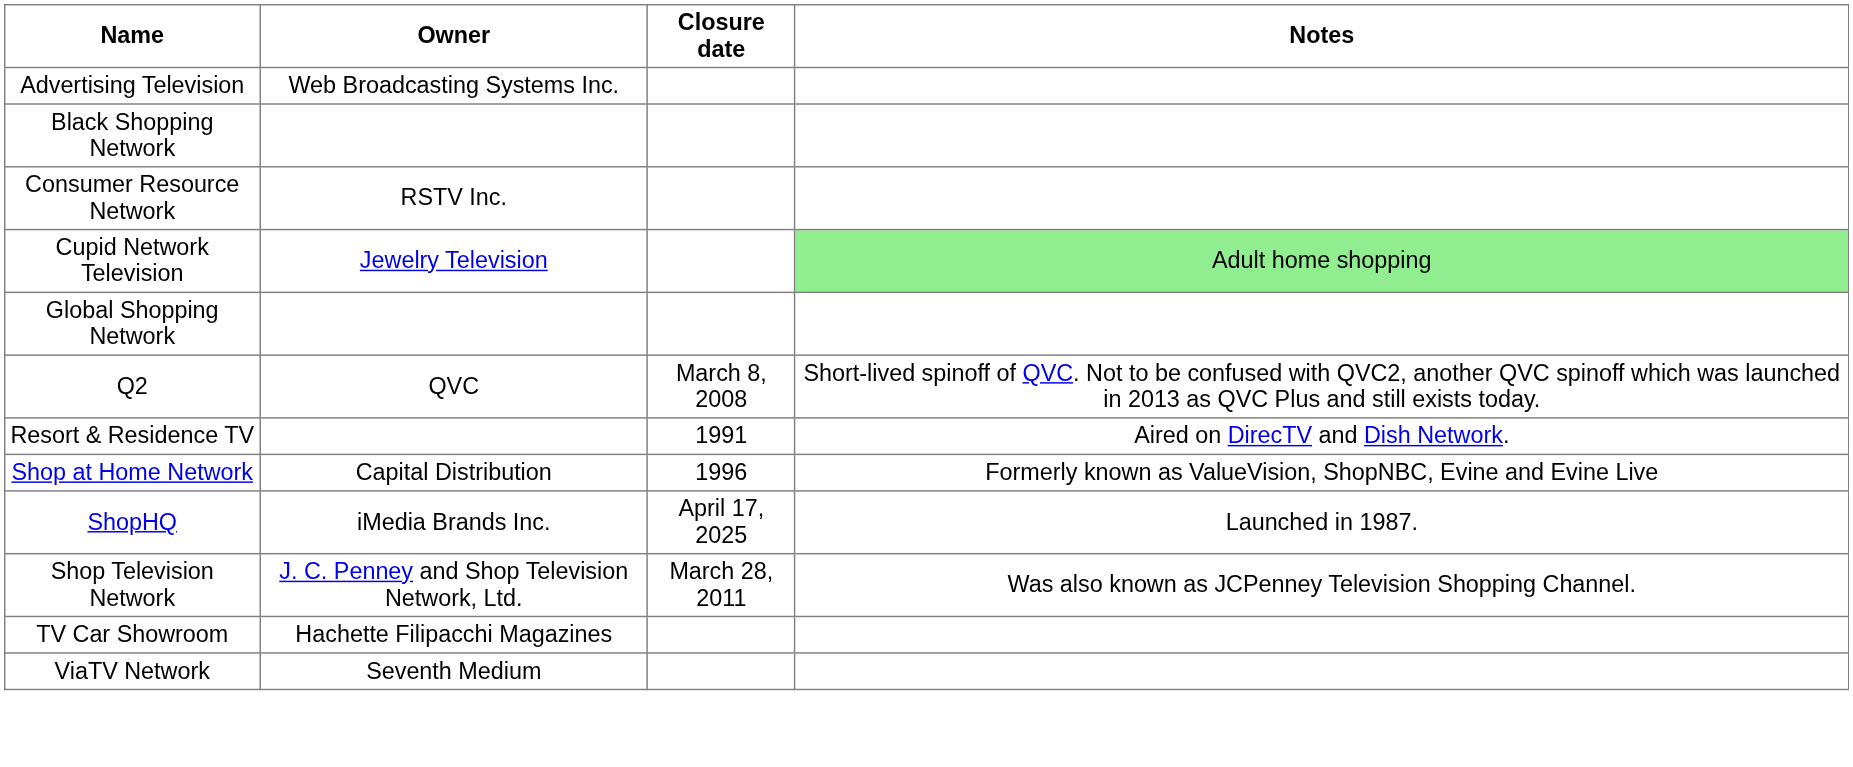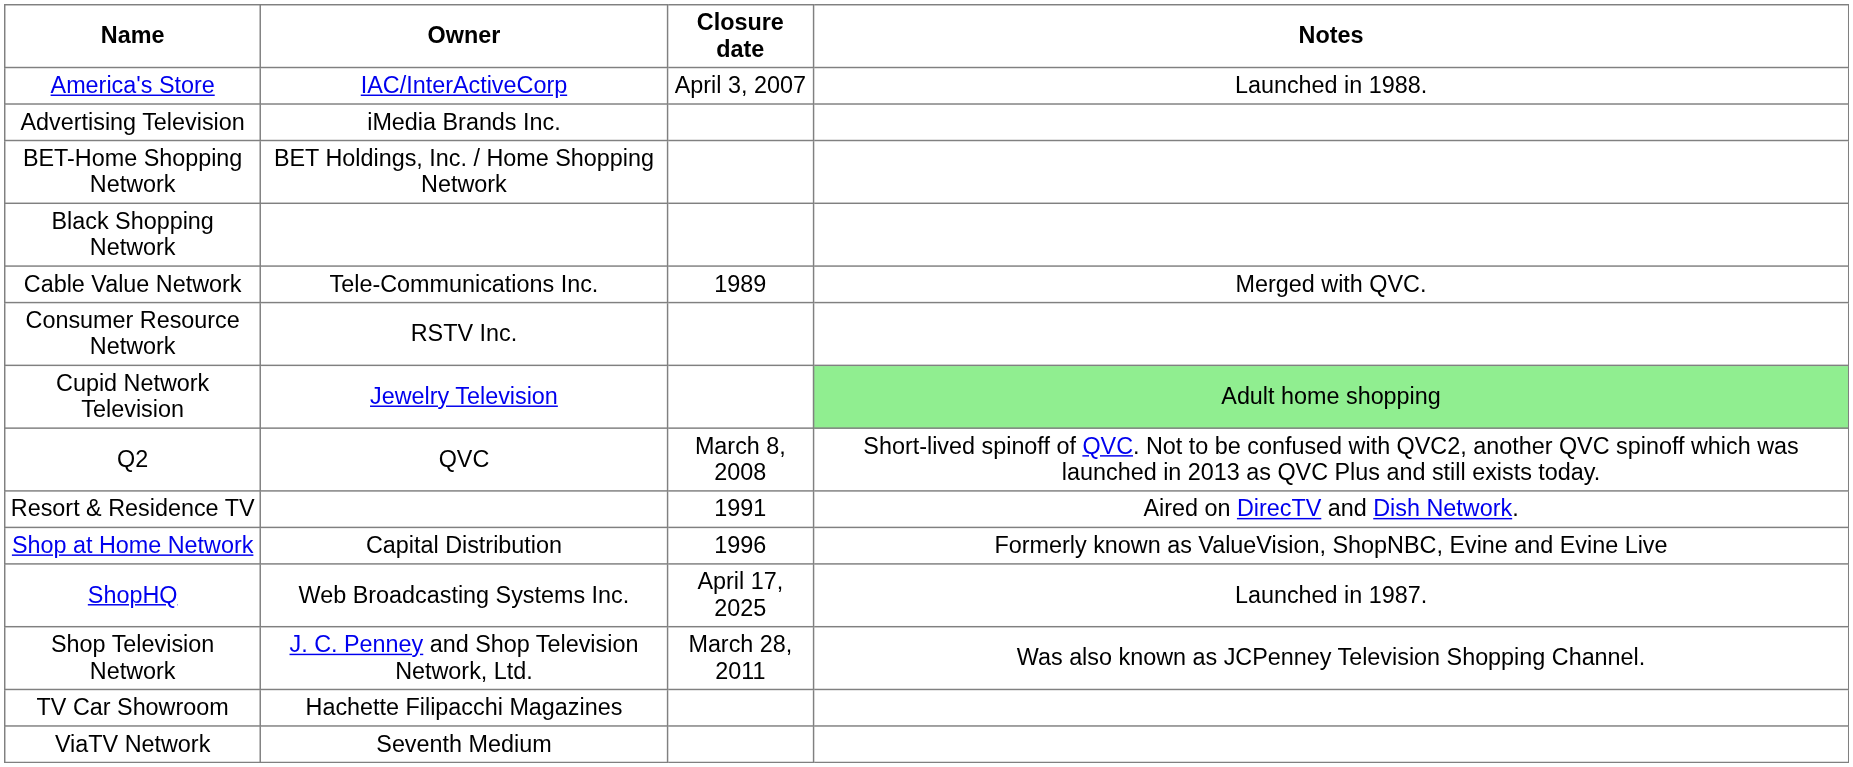+ row: (133, 85)
(454, 85) Web Broadcasting Systems Inc. -> (464, 122) iMedia Brands Inc.
+ row: (133, 171)
+ row: (133, 284)
- row: (132, 323)
(454, 522) iMedia Brands Inc. -> (464, 595) Web Broadcasting Systems Inc.
